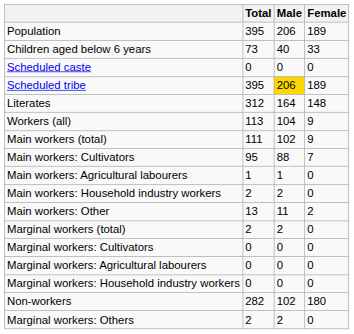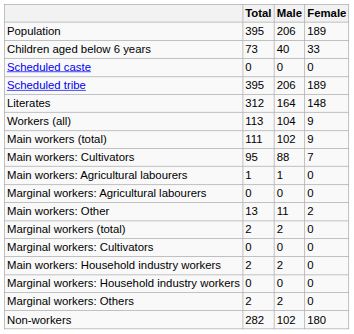(286, 85) gold background -> (286, 85) no background
rows swapped: (114, 193) <-> (107, 265)
rows swapped: (70, 319) <-> (39, 301)
